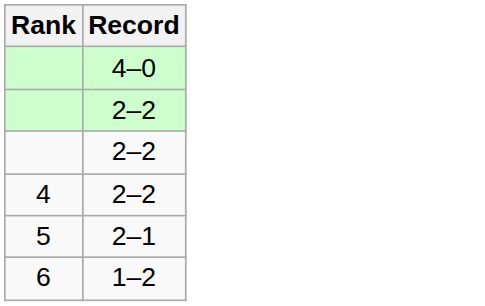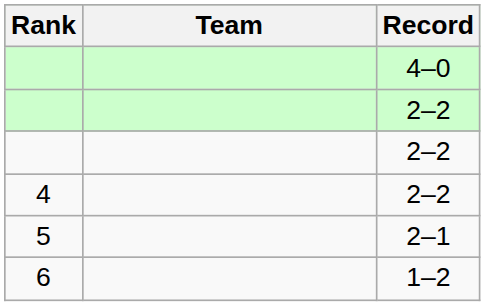+ column: (229, 25)
